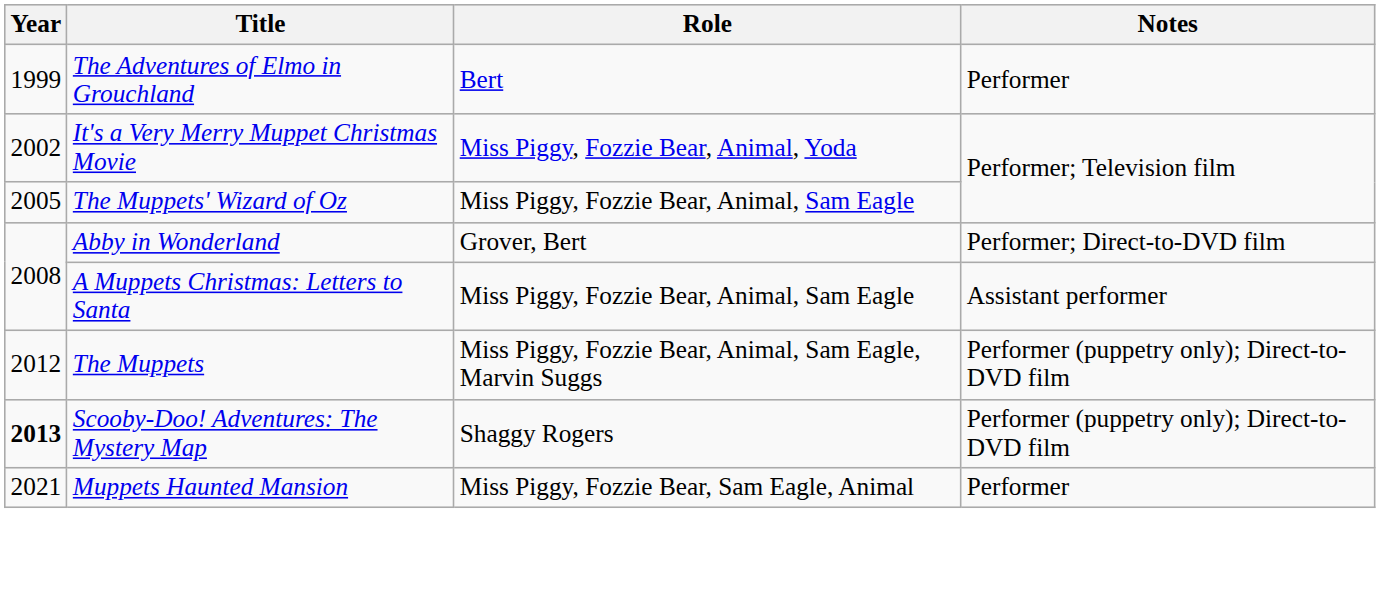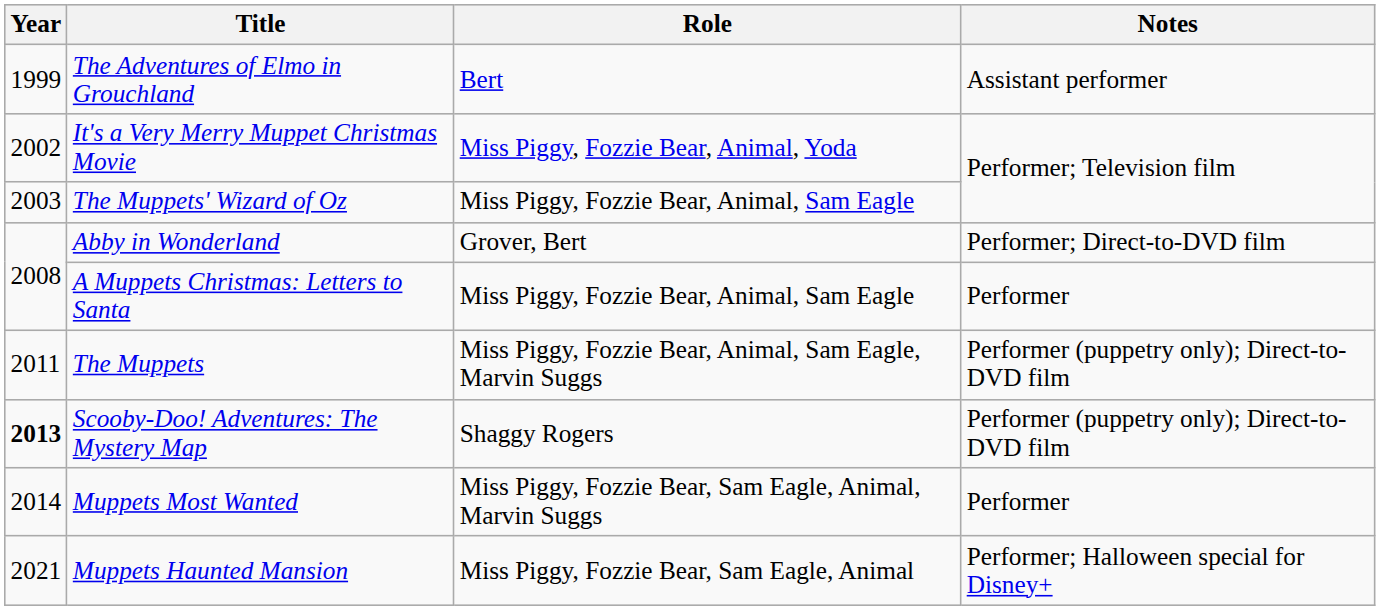(1018, 78) Performer -> (1067, 78) Assistant performer
(36, 201) 2005 -> (36, 201) 2003
(1067, 296) Assistant performer -> (1018, 296) Performer
(36, 364) 2012 -> (35, 364) 2011
+ row: (185, 501)
(1018, 487) Performer -> (1136, 570) Performer; Halloween special for Disney+
